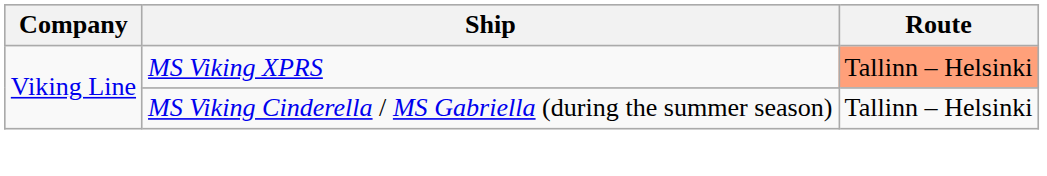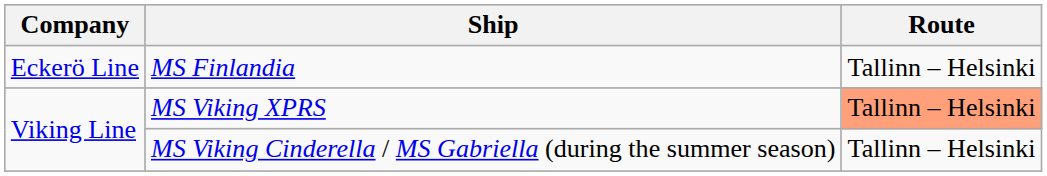+ row: (223, 66)
